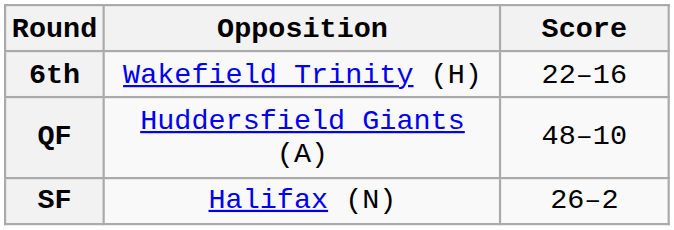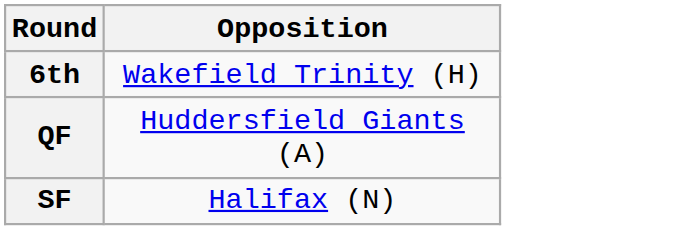- column: (584, 28)
